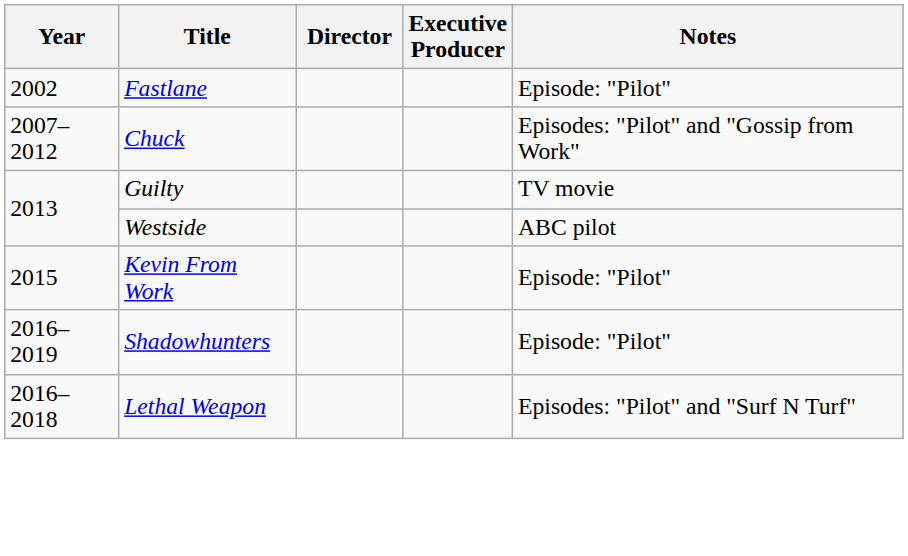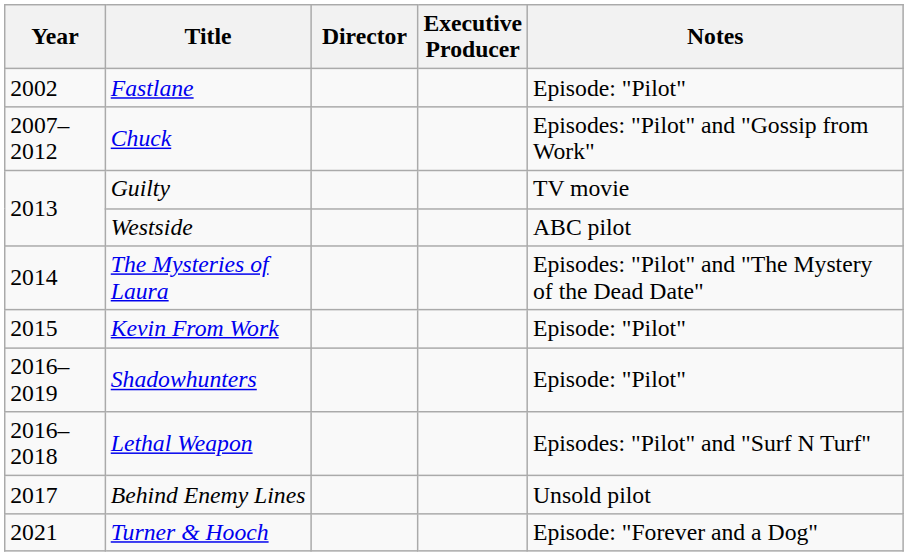+ row: (190, 277)
+ row: (208, 494)
+ row: (190, 532)
